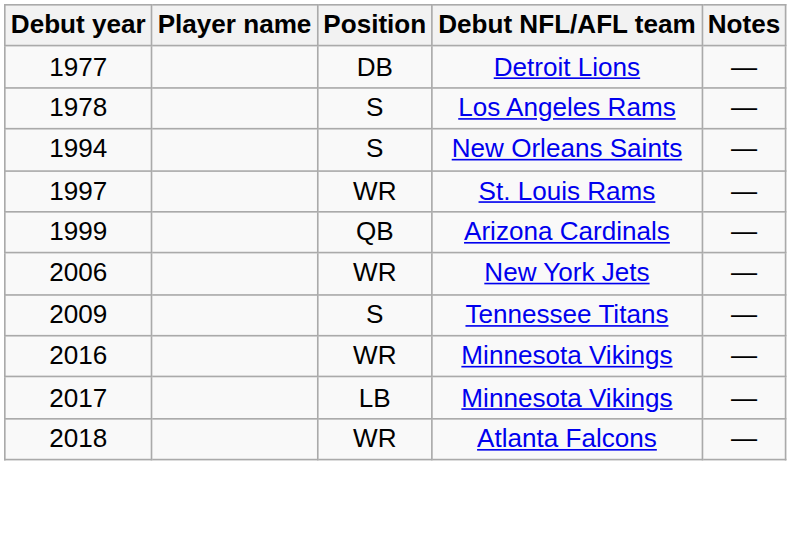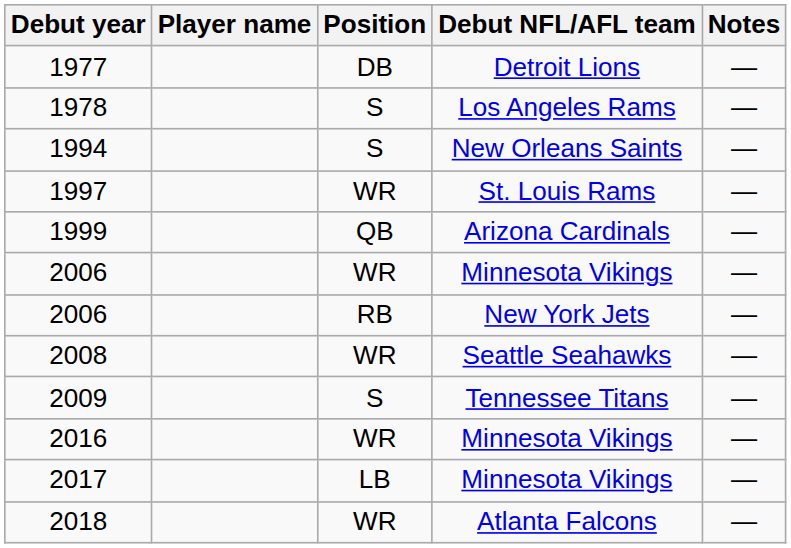+ row: (78, 273)
(375, 273) WR -> (375, 314) RB
+ row: (78, 356)
